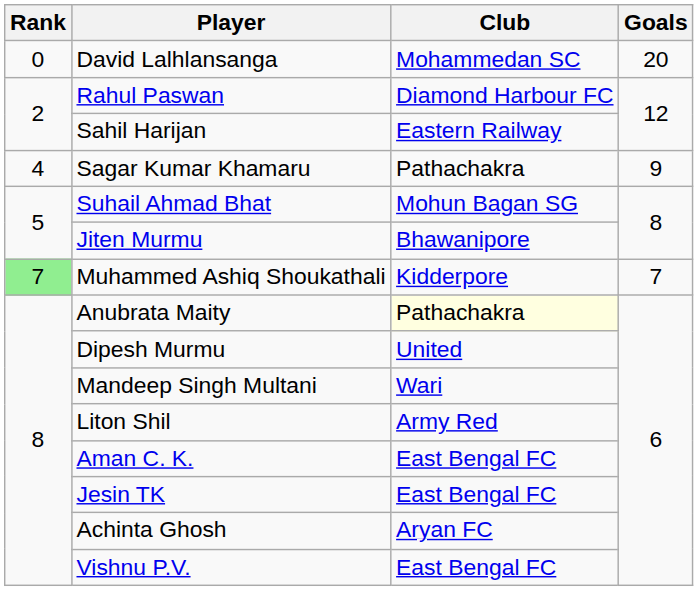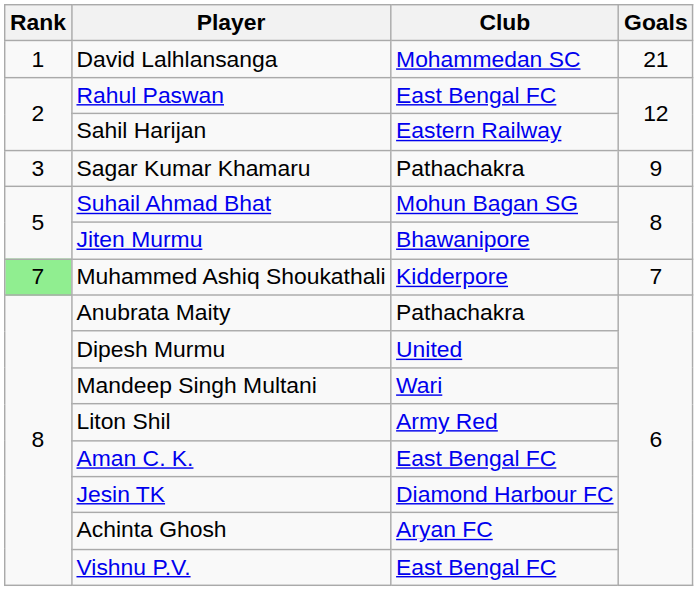(38, 58) 0 -> (38, 58) 1
(656, 58) 20 -> (656, 58) 21
(505, 95) Diamond Harbour FC -> (476, 95) East Bengal FC
(38, 167) 4 -> (38, 167) 3
(460, 312) lightyellow background -> (460, 312) no background
(476, 494) East Bengal FC -> (505, 494) Diamond Harbour FC
